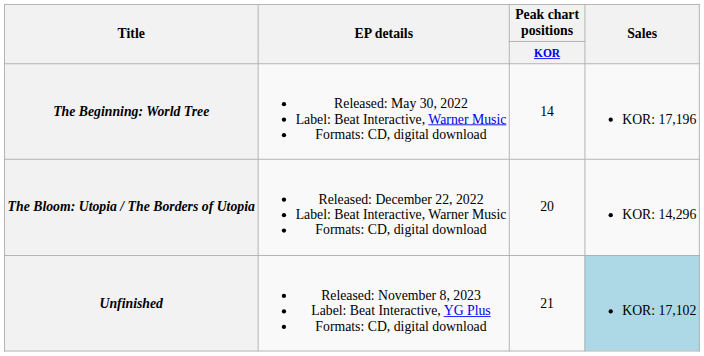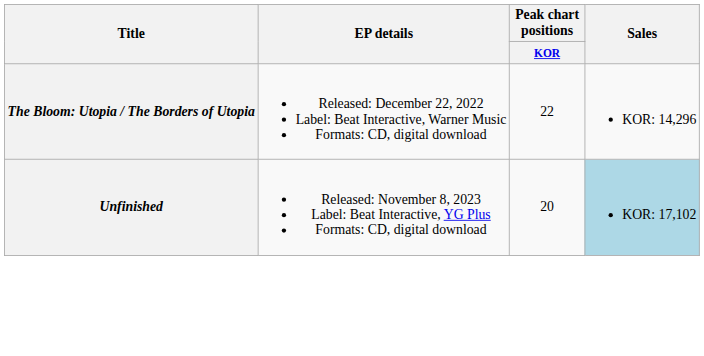- row: (131, 111)
(547, 207) 20 -> (547, 111) 22
(547, 303) 21 -> (547, 207) 20
